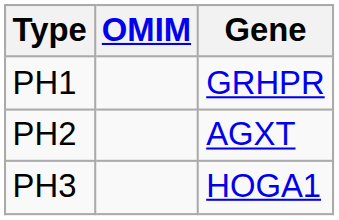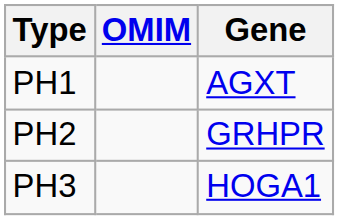(265, 82) GRHPR -> (251, 82) AGXT
(251, 134) AGXT -> (265, 134) GRHPR
